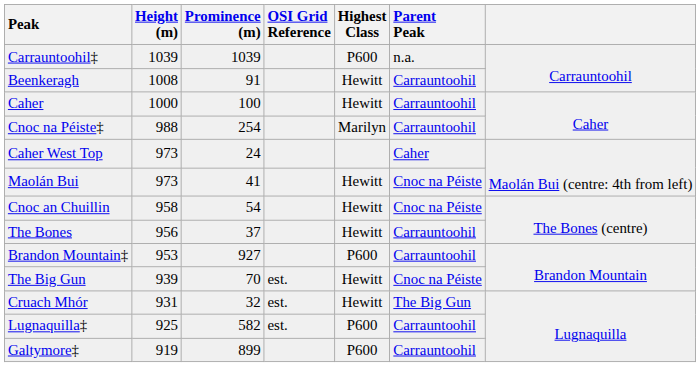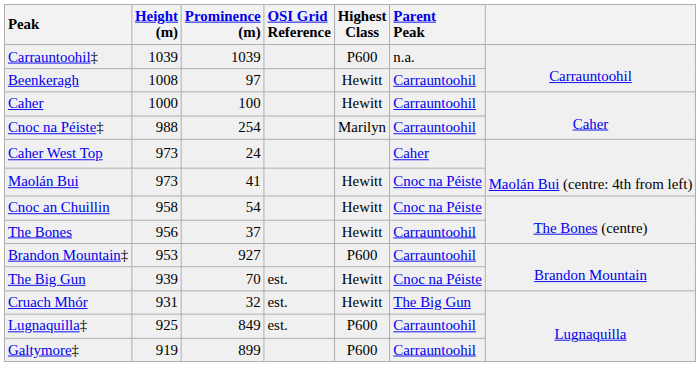(253, 80) 91 -> (253, 80) 97
(249, 326) 582 -> (249, 326) 849
